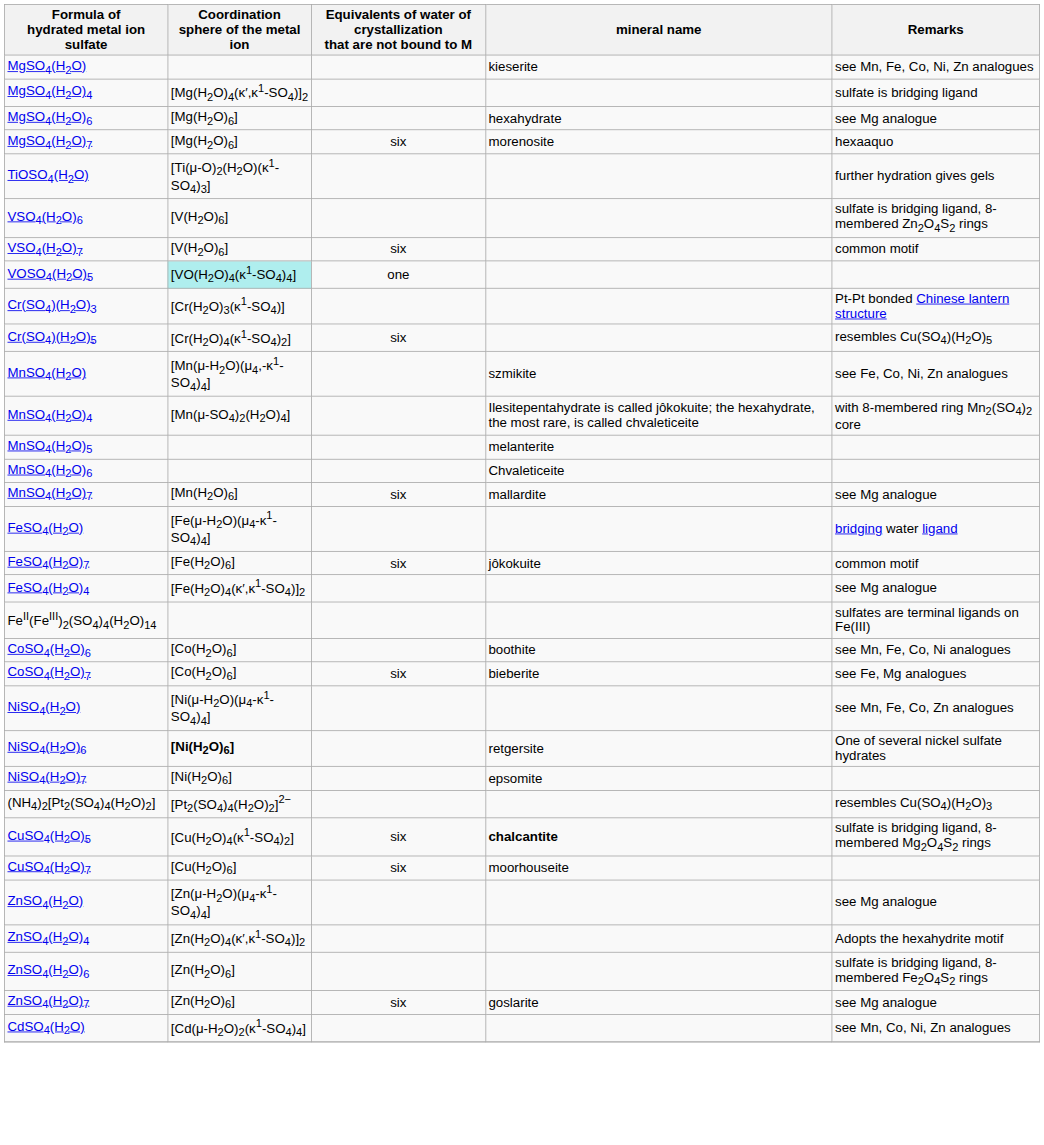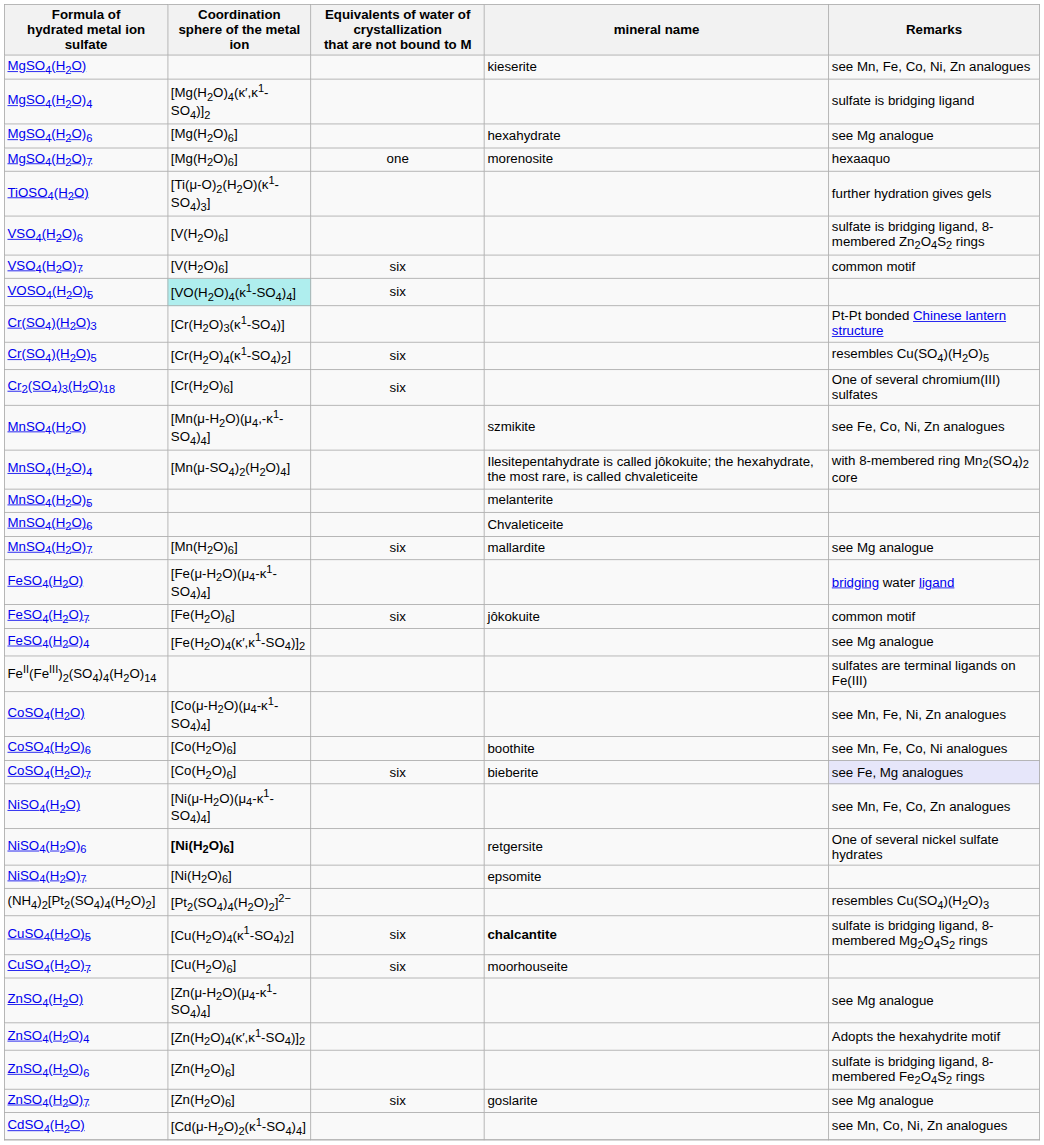(398, 142) six -> (398, 159) one
(398, 274) one -> (398, 292) six
+ row: (61, 387)
+ row: (46, 714)
(901, 673) no background -> (898, 772) lavender background
